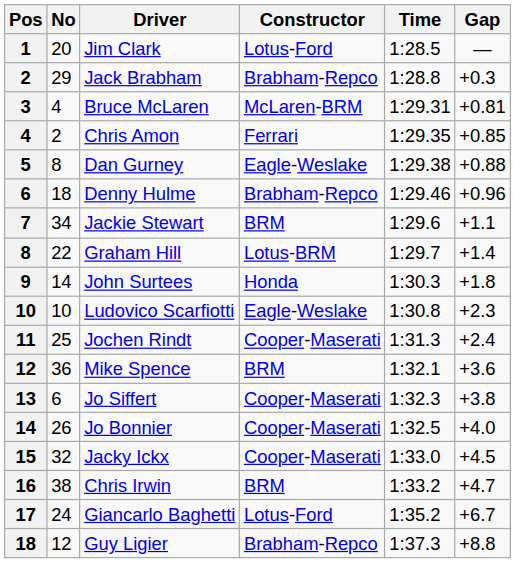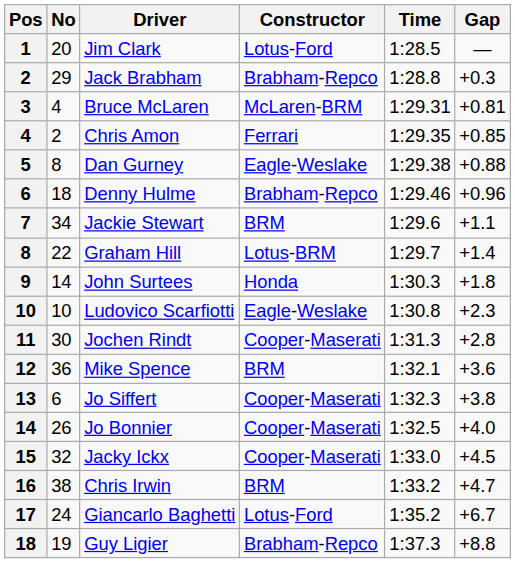(61, 340) 25 -> (61, 340) 30
(477, 340) +2.4 -> (477, 340) +2.8
(61, 543) 12 -> (61, 543) 19
